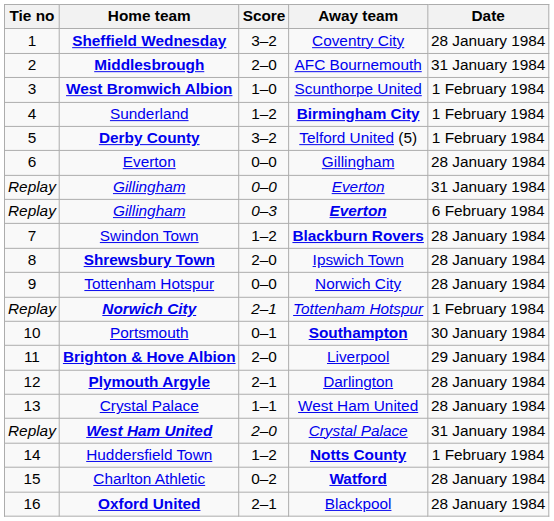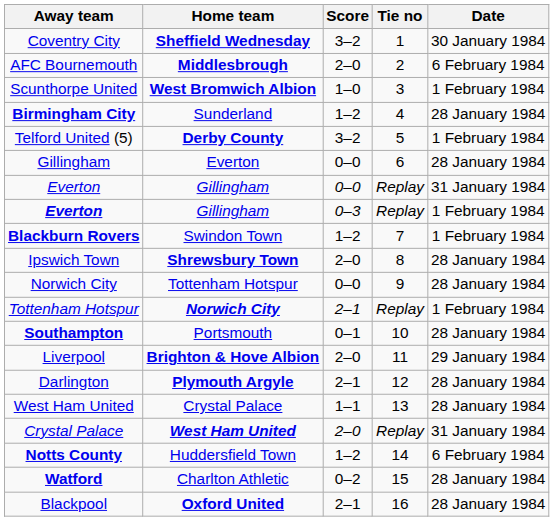columns swapped: (32, 16) <-> (358, 16)
(488, 41) 28 January 1984 -> (488, 41) 30 January 1984
(488, 65) 31 January 1984 -> (488, 65) 6 February 1984
(488, 114) 1 February 1984 -> (488, 114) 28 January 1984
(488, 211) 6 February 1984 -> (488, 211) 1 February 1984
(488, 235) 28 January 1984 -> (488, 235) 1 February 1984
(488, 333) 30 January 1984 -> (488, 333) 28 January 1984
(488, 455) 1 February 1984 -> (488, 455) 6 February 1984
